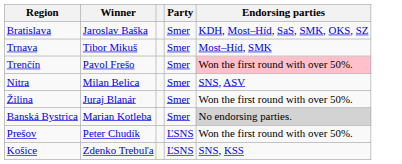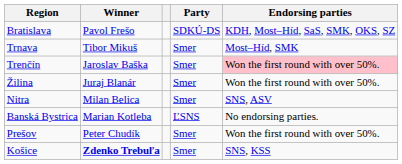(115, 30) Jaroslav Baška -> (109, 30) Pavol Frešo
(178, 30) Smer -> (197, 30) SDKÚ-DS
(109, 64) Pavol Frešo -> (115, 64) Jaroslav Baška
rows swapped: (18, 82) <-> (20, 99)
(178, 116) Smer -> (186, 116) ĽSNS
(245, 116) lightgrey background -> (272, 116) no background
(180, 133) ĽSNS -> (185, 133) Smer
(118, 151) normal -> (121, 151) bold
(180, 151) ĽSNS -> (185, 151) Smer
